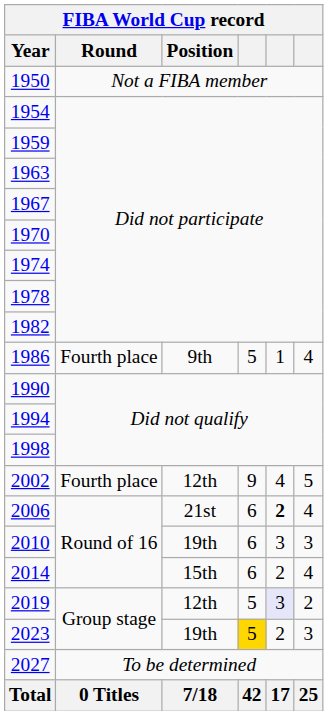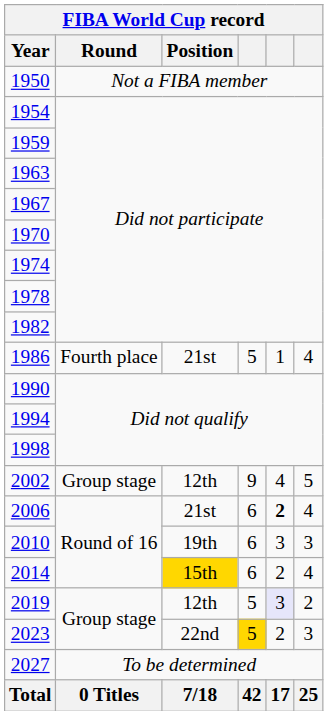(200, 357) 9th -> (200, 357) 21st
(109, 480) Fourth place -> (109, 480) Group stage
(200, 572) no background -> (200, 572) gold background
(200, 633) 19th -> (200, 633) 22nd
